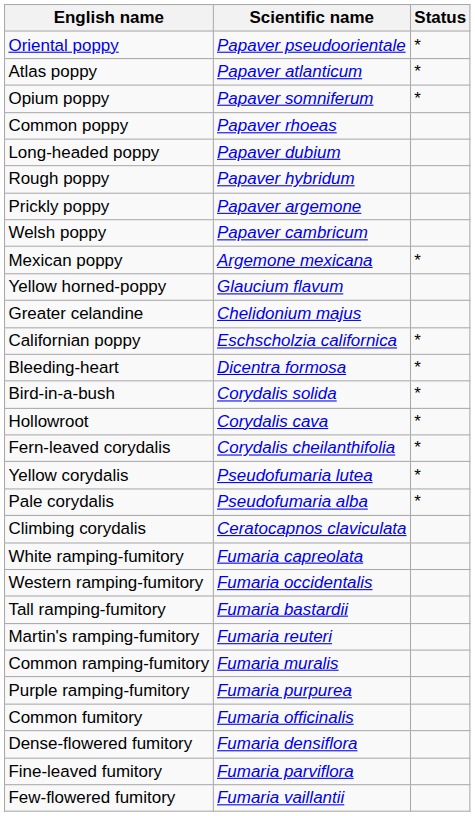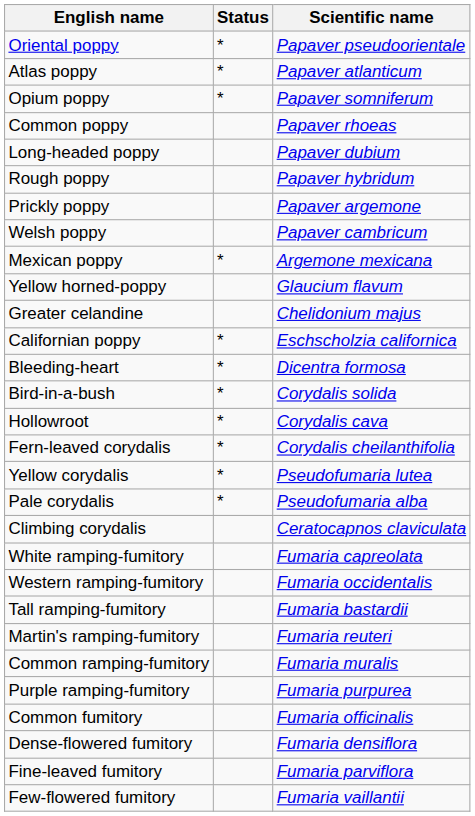columns swapped: (312, 17) <-> (440, 17)
